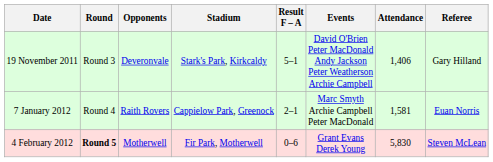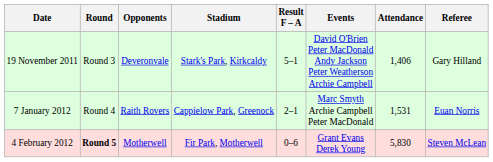(400, 110) 1,581 -> (400, 110) 1,531
